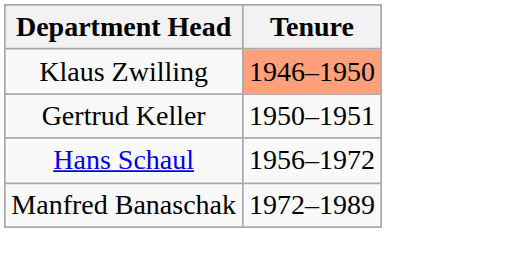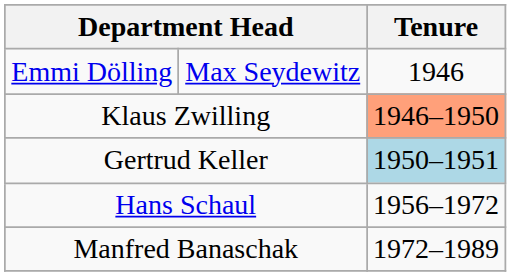+ row: (92, 71)
(312, 115) no background -> (436, 159) lightblue background
